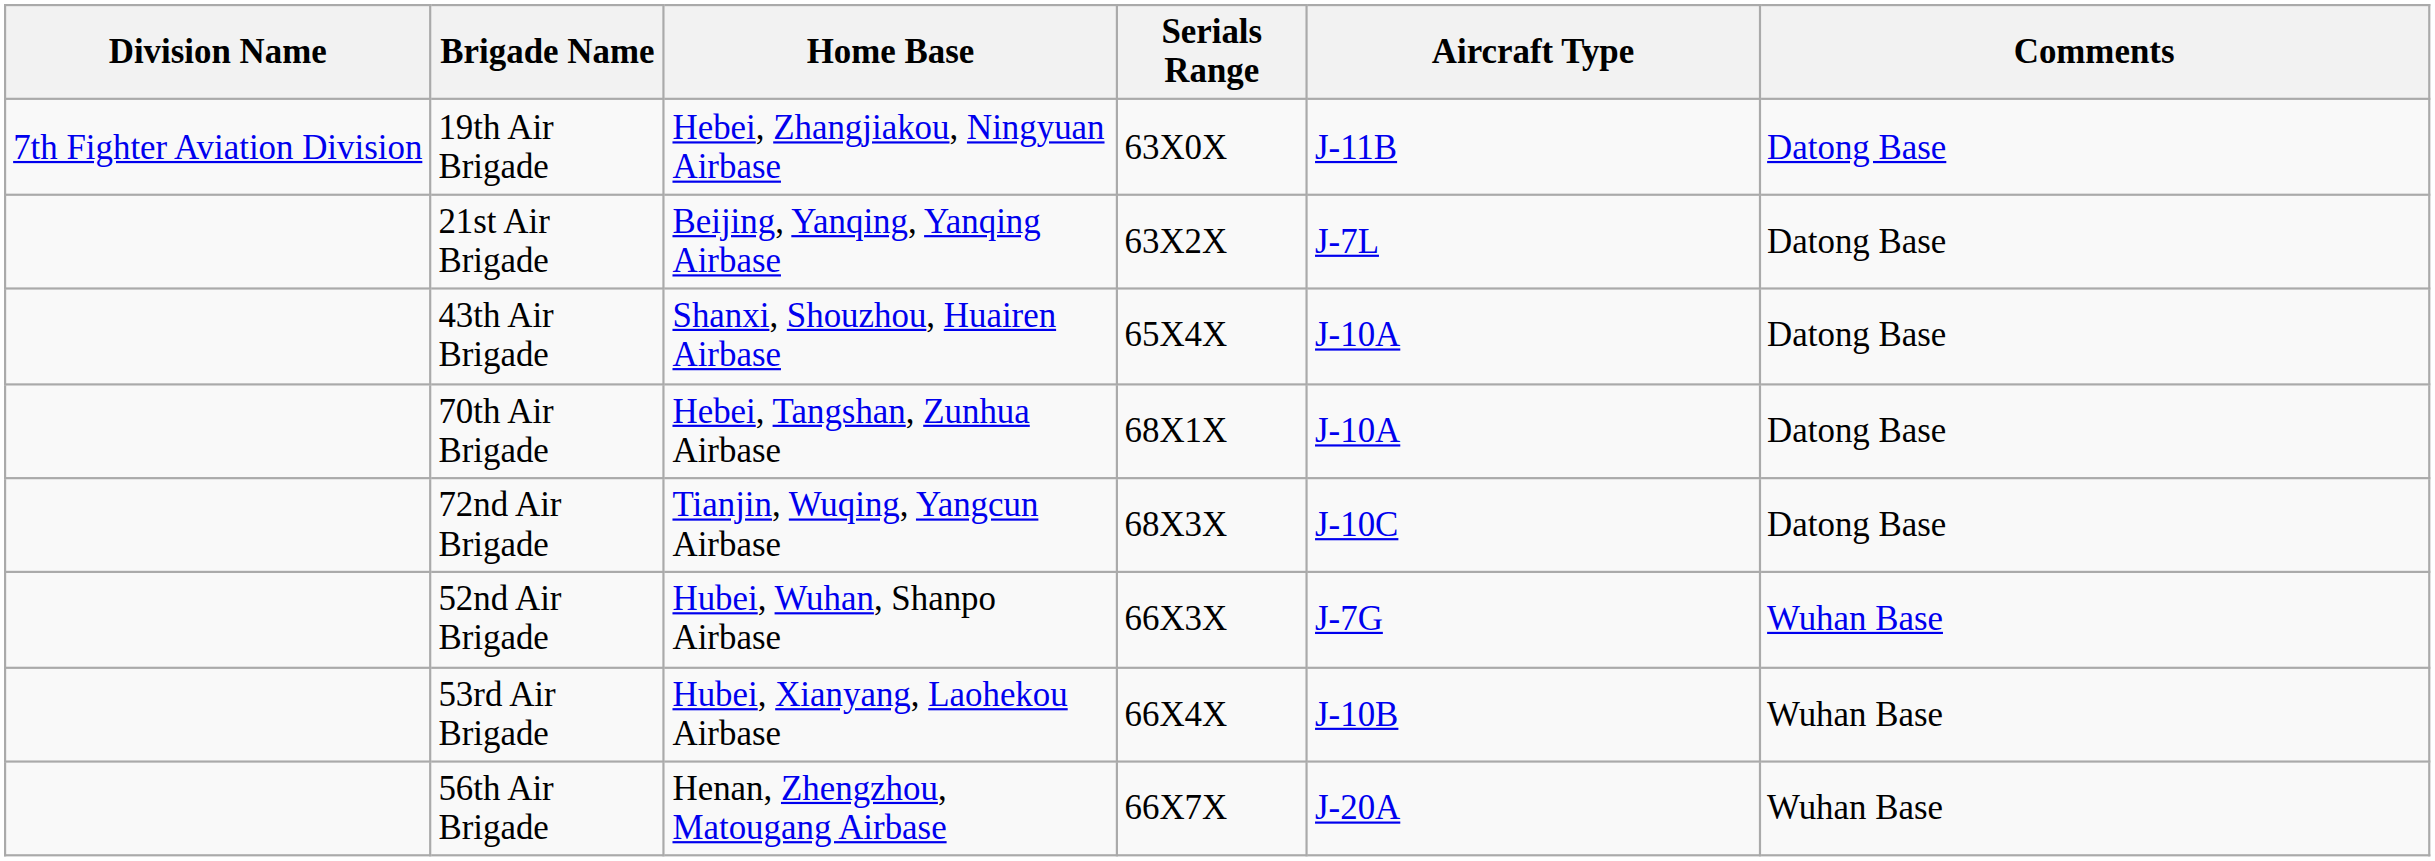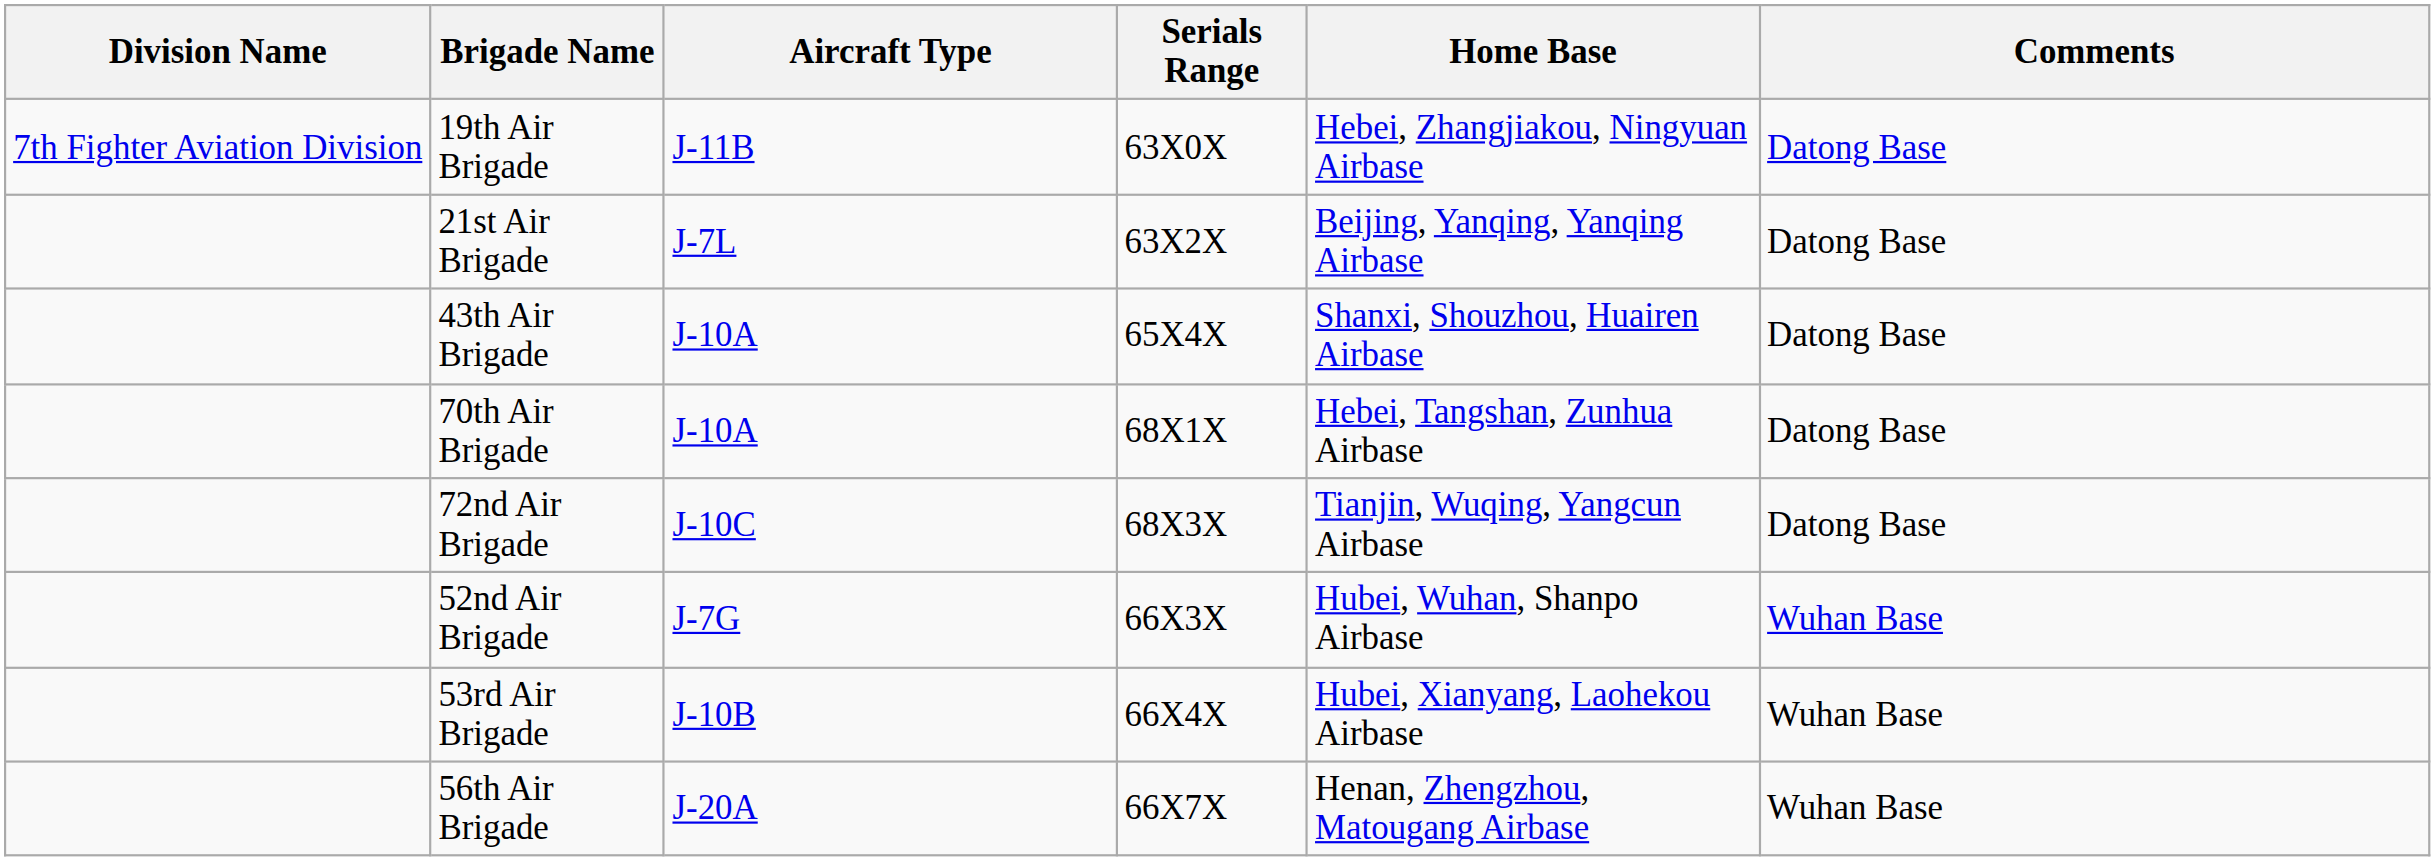columns swapped: (890, 51) <-> (1533, 51)
